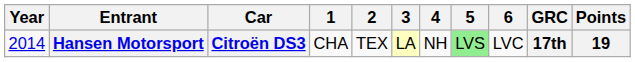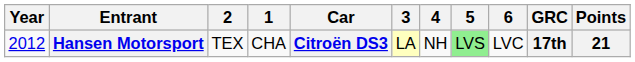columns swapped: (259, 17) <-> (372, 17)
(27, 43) 2014 -> (27, 43) 2012
(601, 43) 19 -> (601, 43) 21
